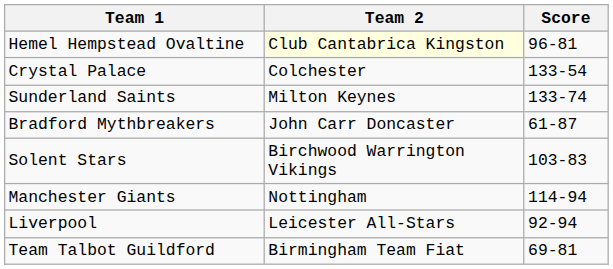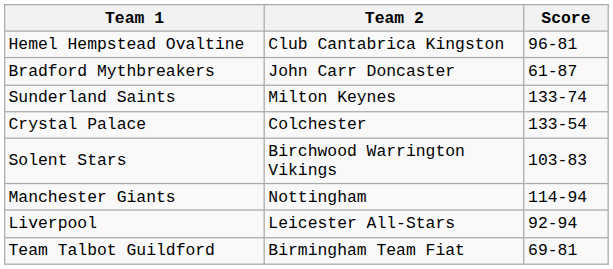(386, 45) lightyellow background -> (386, 45) no background
rows swapped: (77, 71) <-> (112, 125)
